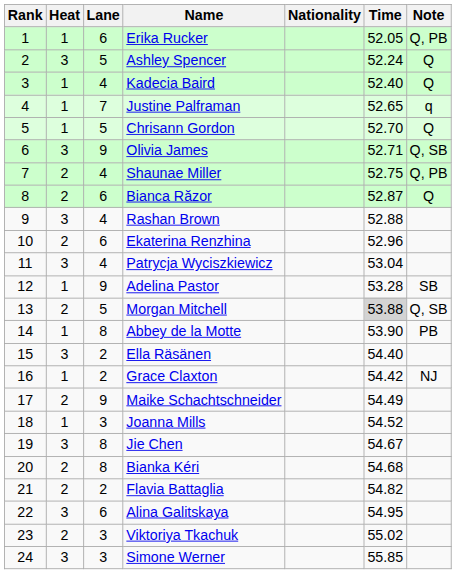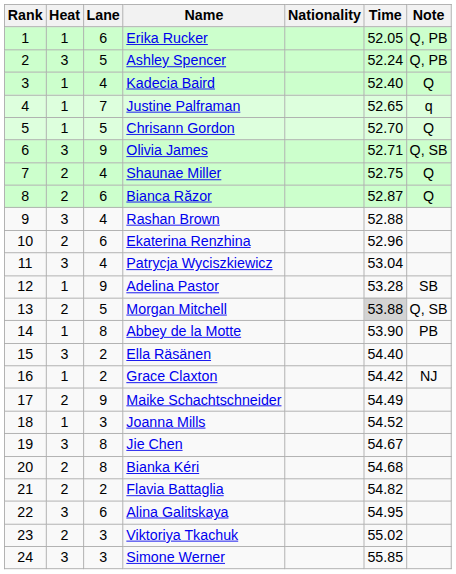(429, 60) Q -> (429, 60) Q, PB
(429, 173) Q, PB -> (429, 173) Q
